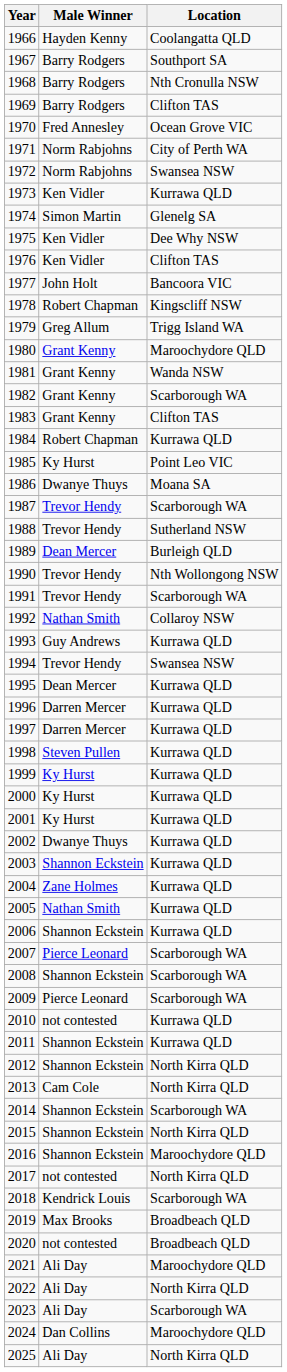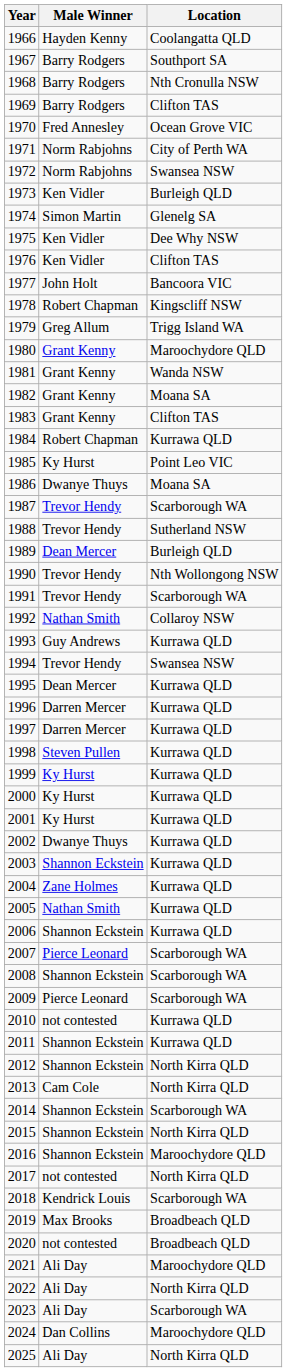(191, 194) Kurrawa QLD -> (191, 194) Burleigh QLD
(199, 395) Scarborough WA -> (180, 395) Moana SA
